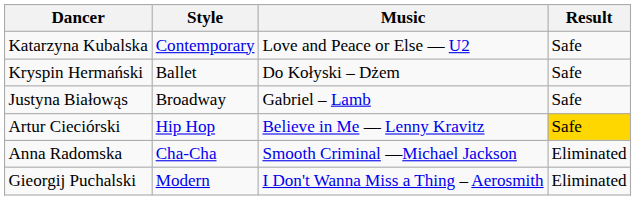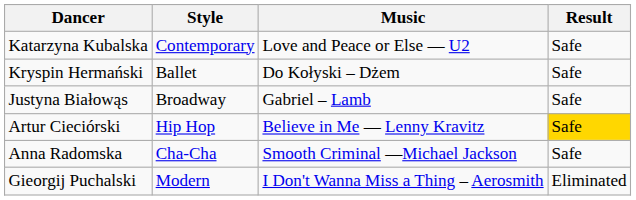(589, 153) Eliminated -> (567, 153) Safe
